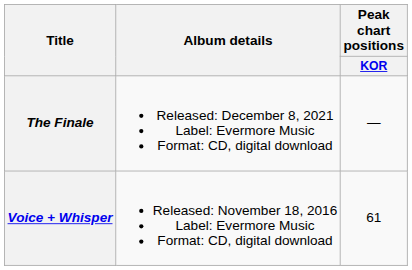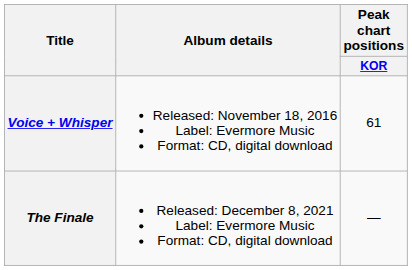rows swapped: (60, 218) <-> (60, 123)
